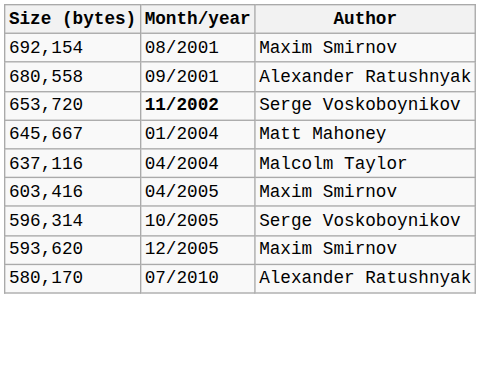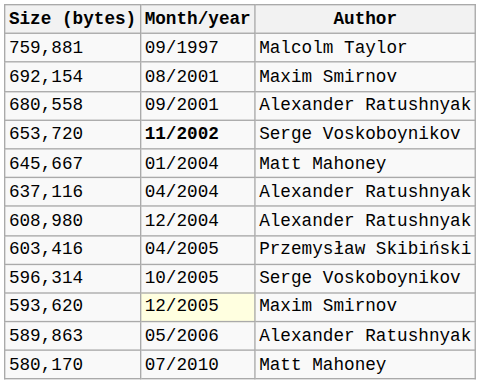+ row: (46, 48)
(333, 163) Malcolm Taylor -> (365, 192) Alexander Ratushnyak
+ row: (46, 221)
(328, 192) Maxim Smirnov -> (365, 250) Przemysław Skibiński
(182, 250) no background -> (182, 307) lightyellow background
+ row: (46, 336)
(365, 278) Alexander Ratushnyak -> (323, 365) Matt Mahoney
